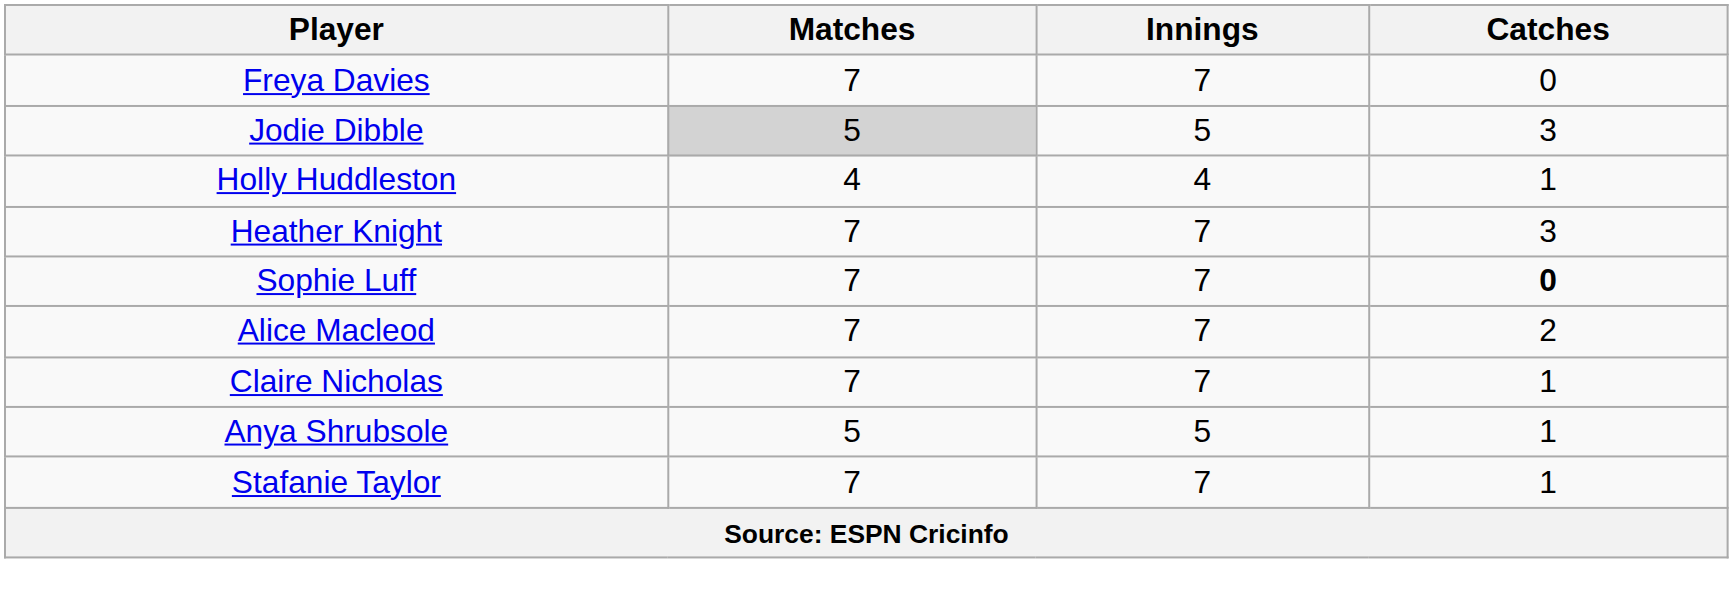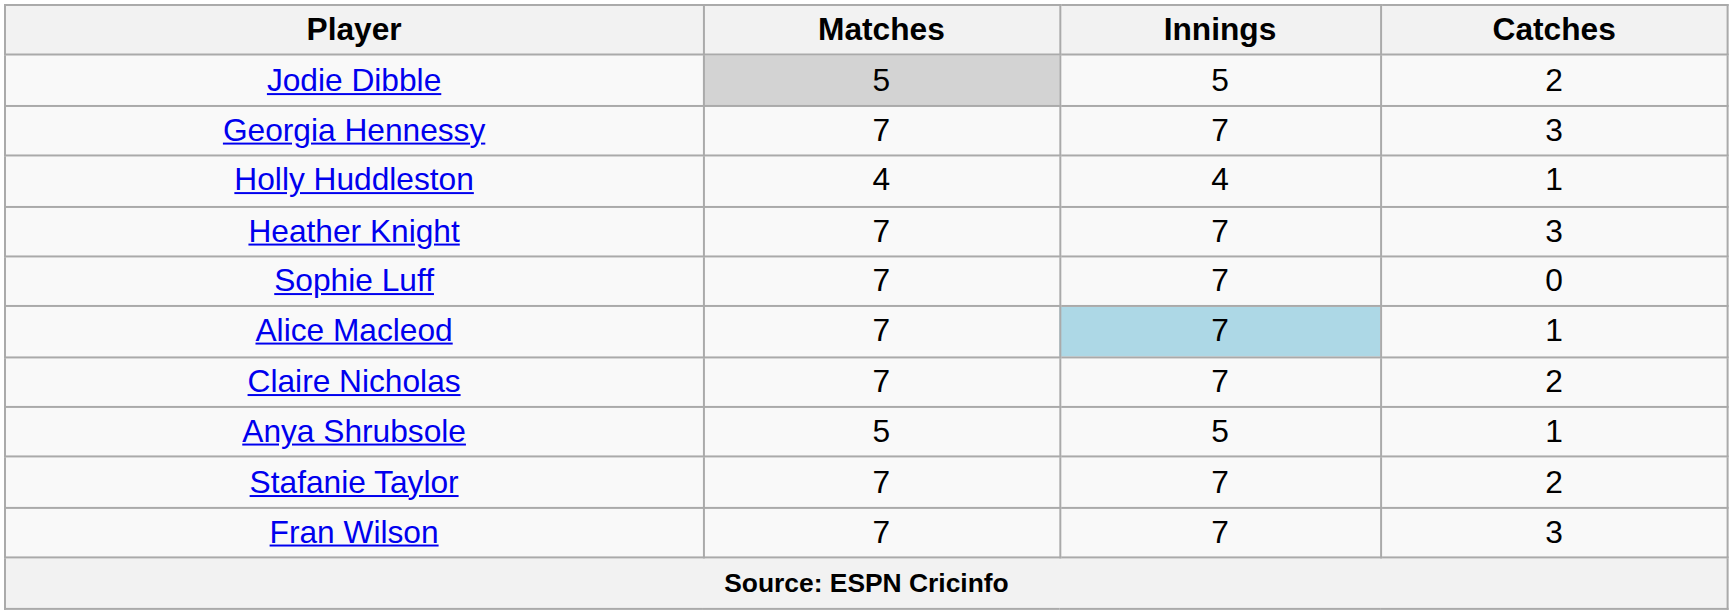- row: (336, 79)
(1548, 130) 3 -> (1554, 79) 2
+ row: (354, 130)
(1548, 280) bold -> (1554, 280) normal
(1202, 331) no background -> (1220, 331) lightblue background
(1548, 331) 2 -> (1554, 331) 1
(1548, 381) 1 -> (1554, 381) 2
(1548, 481) 1 -> (1554, 481) 2
+ row: (354, 532)
